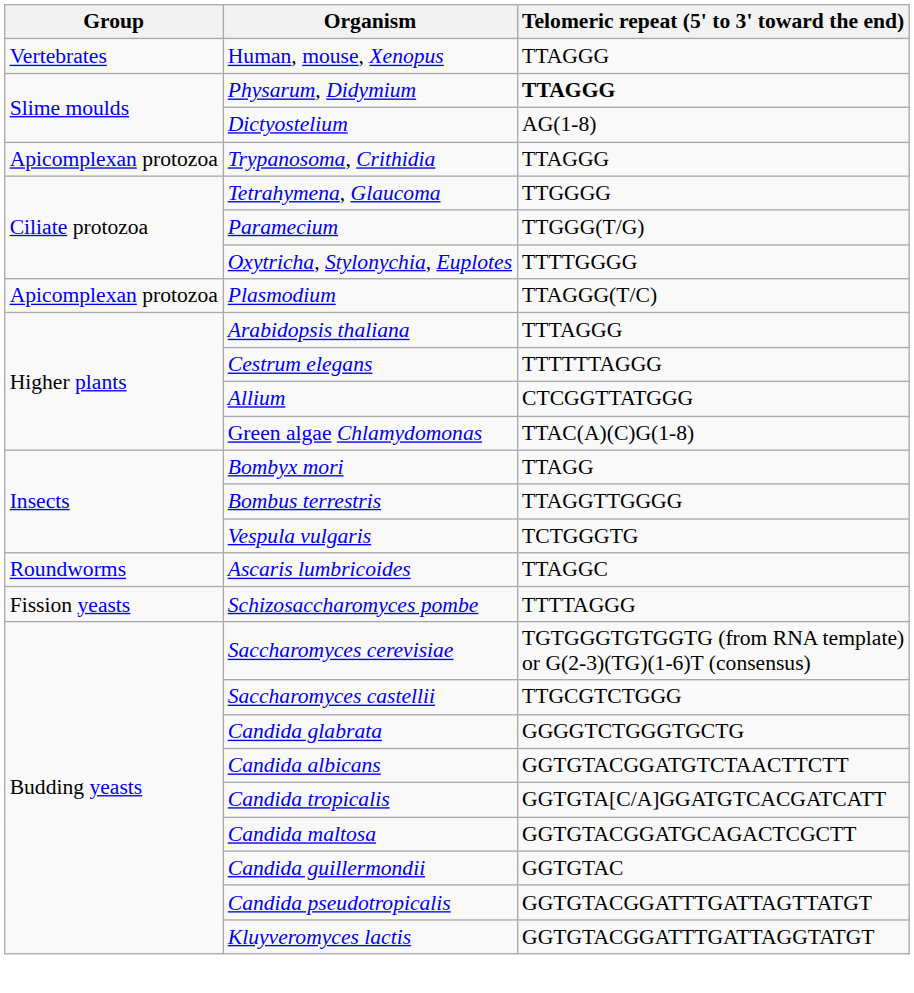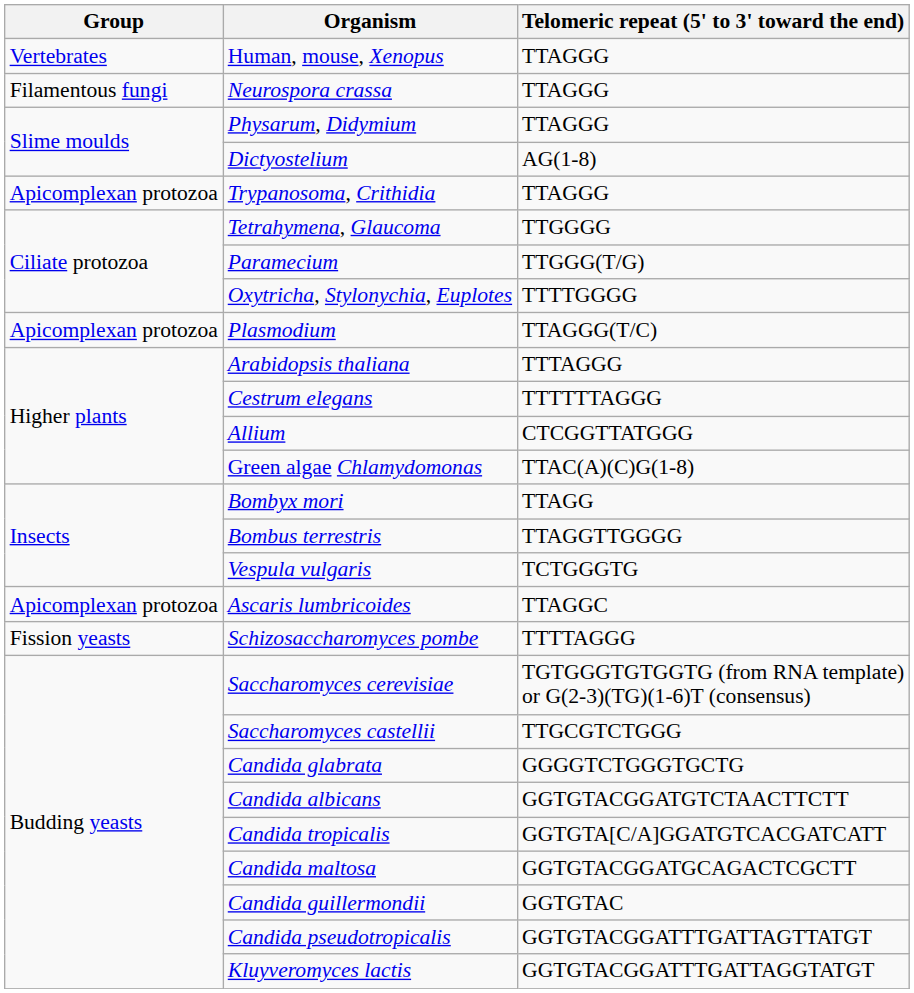+ row: (310, 90)
(569, 90) bold -> (566, 124) normal
(68, 569) Roundworms -> (114, 603) Apicomplexan protozoa
